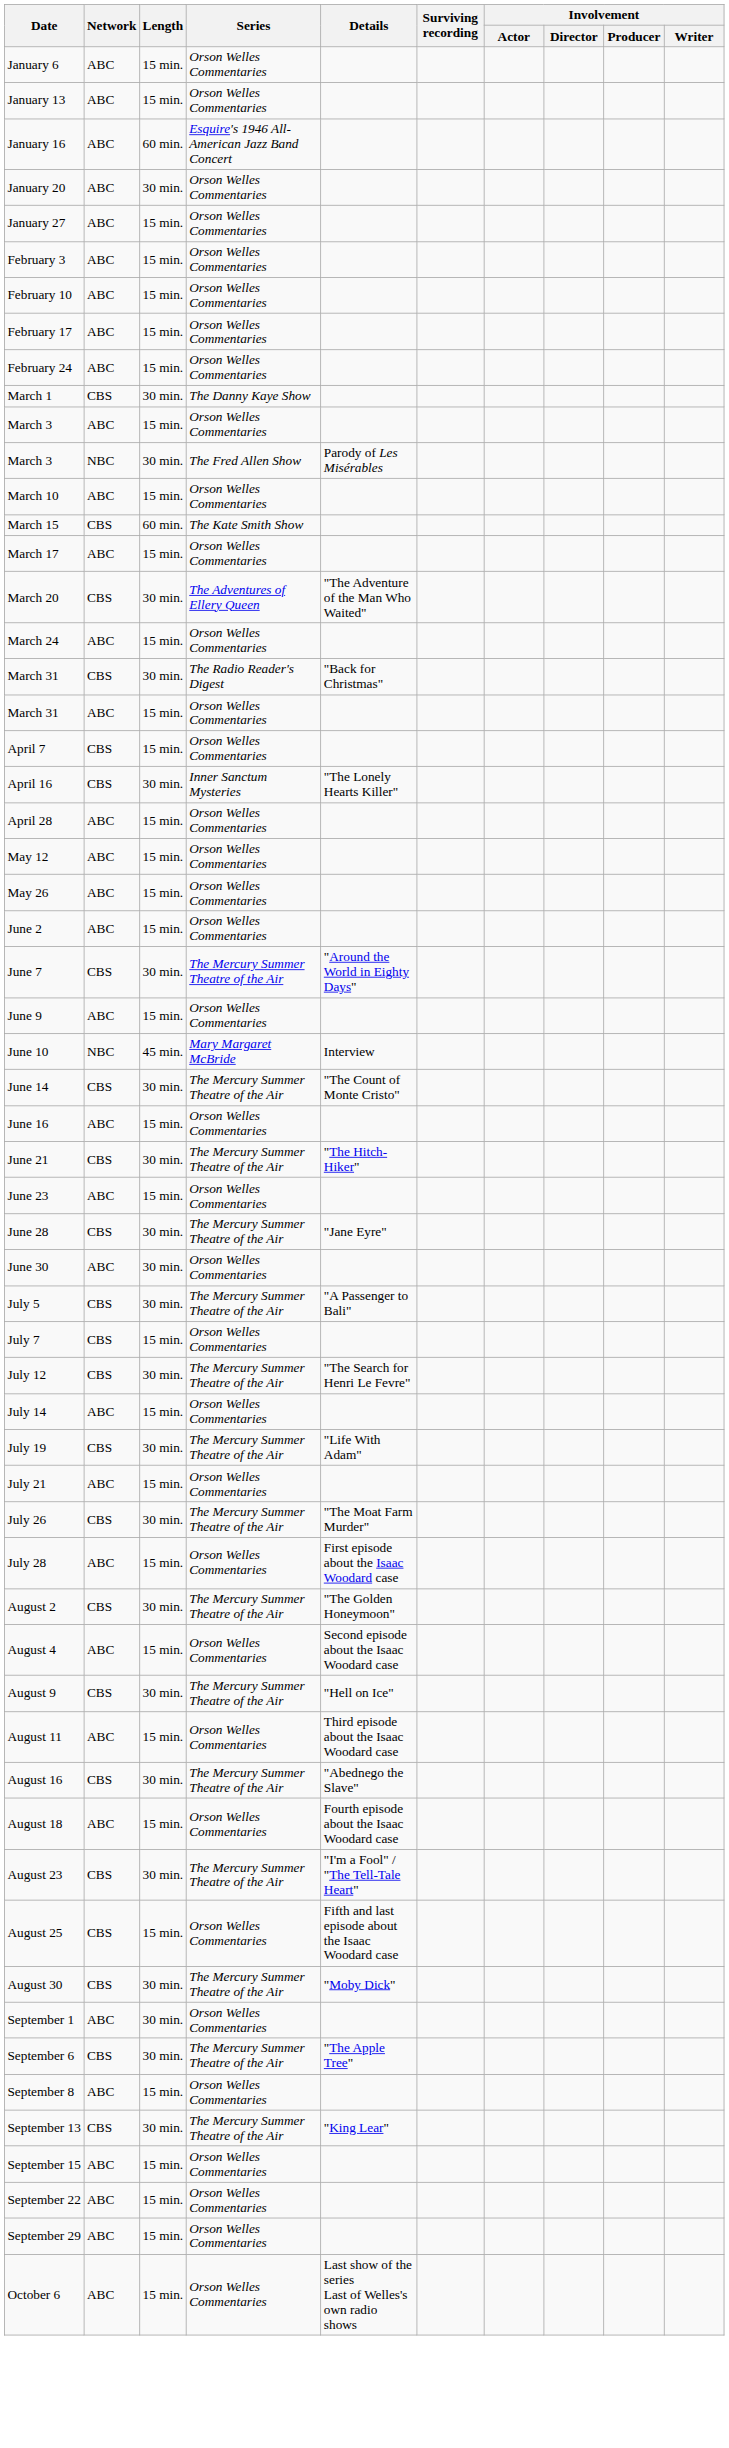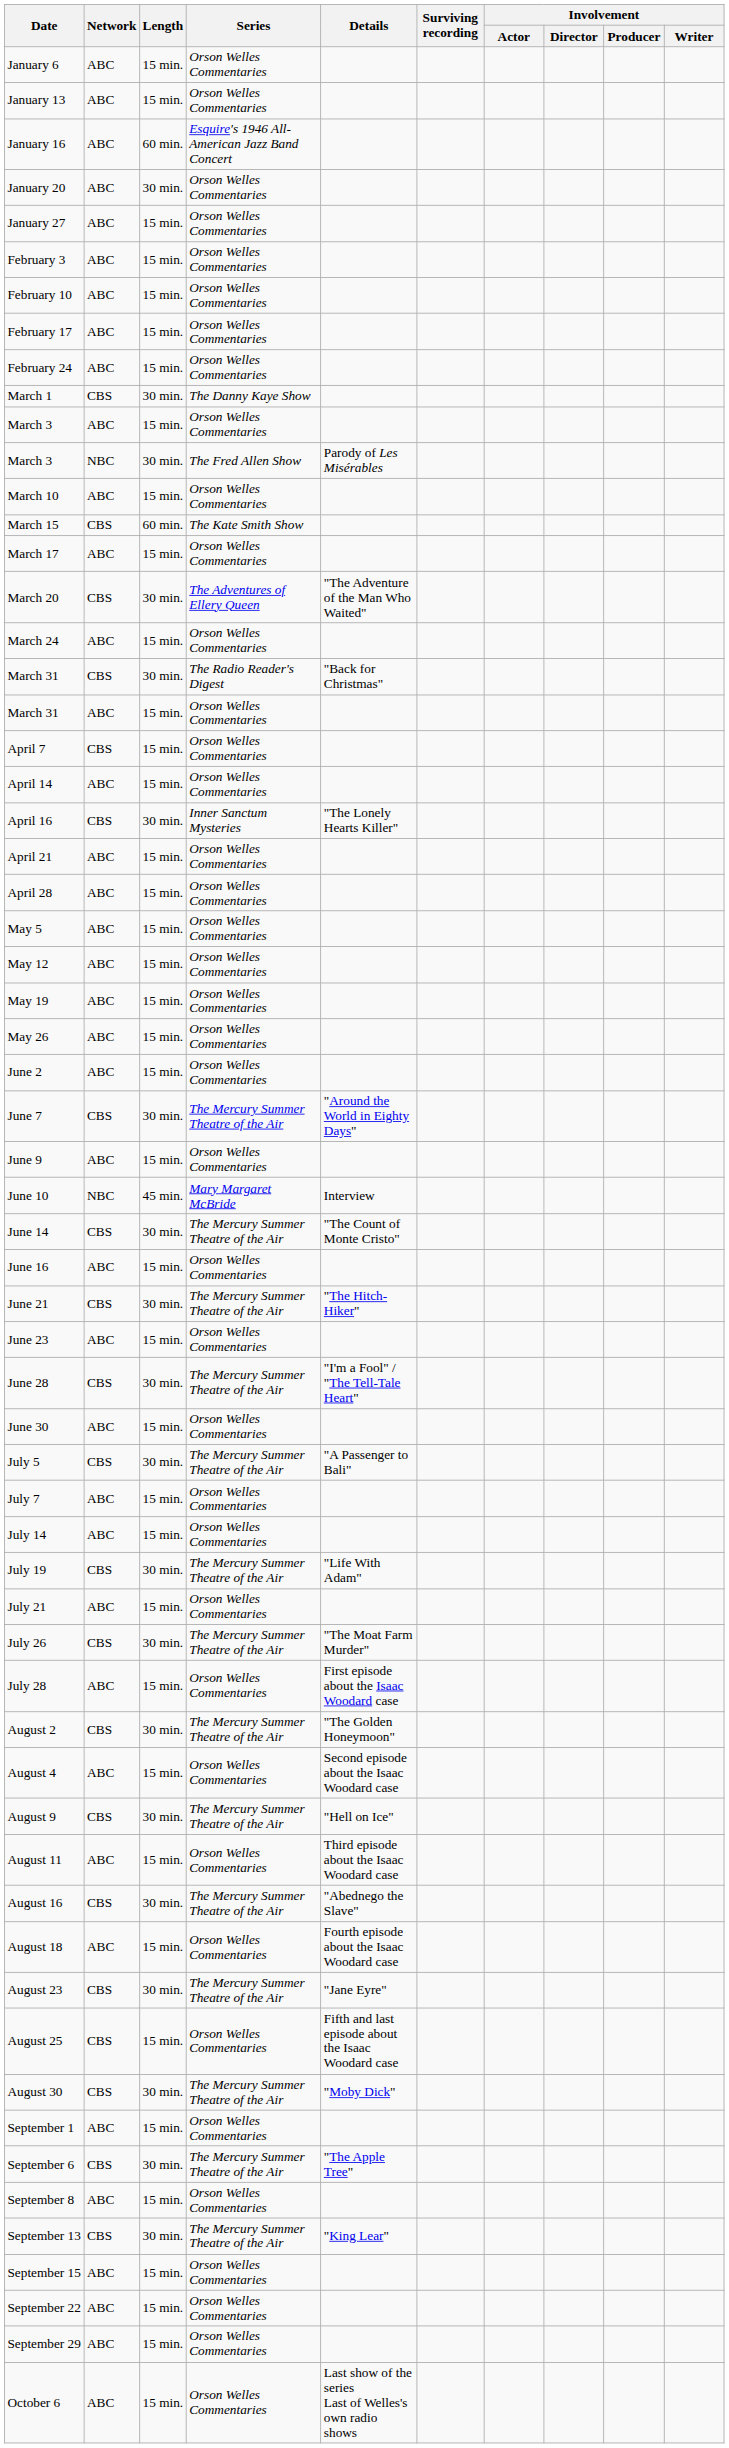+ row: (30, 784)
+ row: (30, 856)
+ row: (25, 928)
+ row: (28, 1000)
(355, 1231) "Jane Eyre" -> (362, 1383) "I'm a Fool" / "The Tell-Tale Heart"
(163, 1267) 30 min. -> (163, 1426) 15 min.
(100, 1339) CBS -> (101, 1498) ABC
- row: (27, 1375)
(362, 1874) "I'm a Fool" / "The Tell-Tale Heart" -> (355, 1990) "Jane Eyre"
(163, 2020) 30 min. -> (163, 2128) 15 min.
